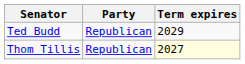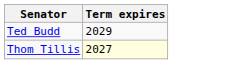- column: (119, 13)
